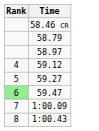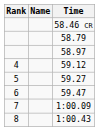+ column: (40, 11)
(16, 92) lightgreen background -> (16, 92) no background
